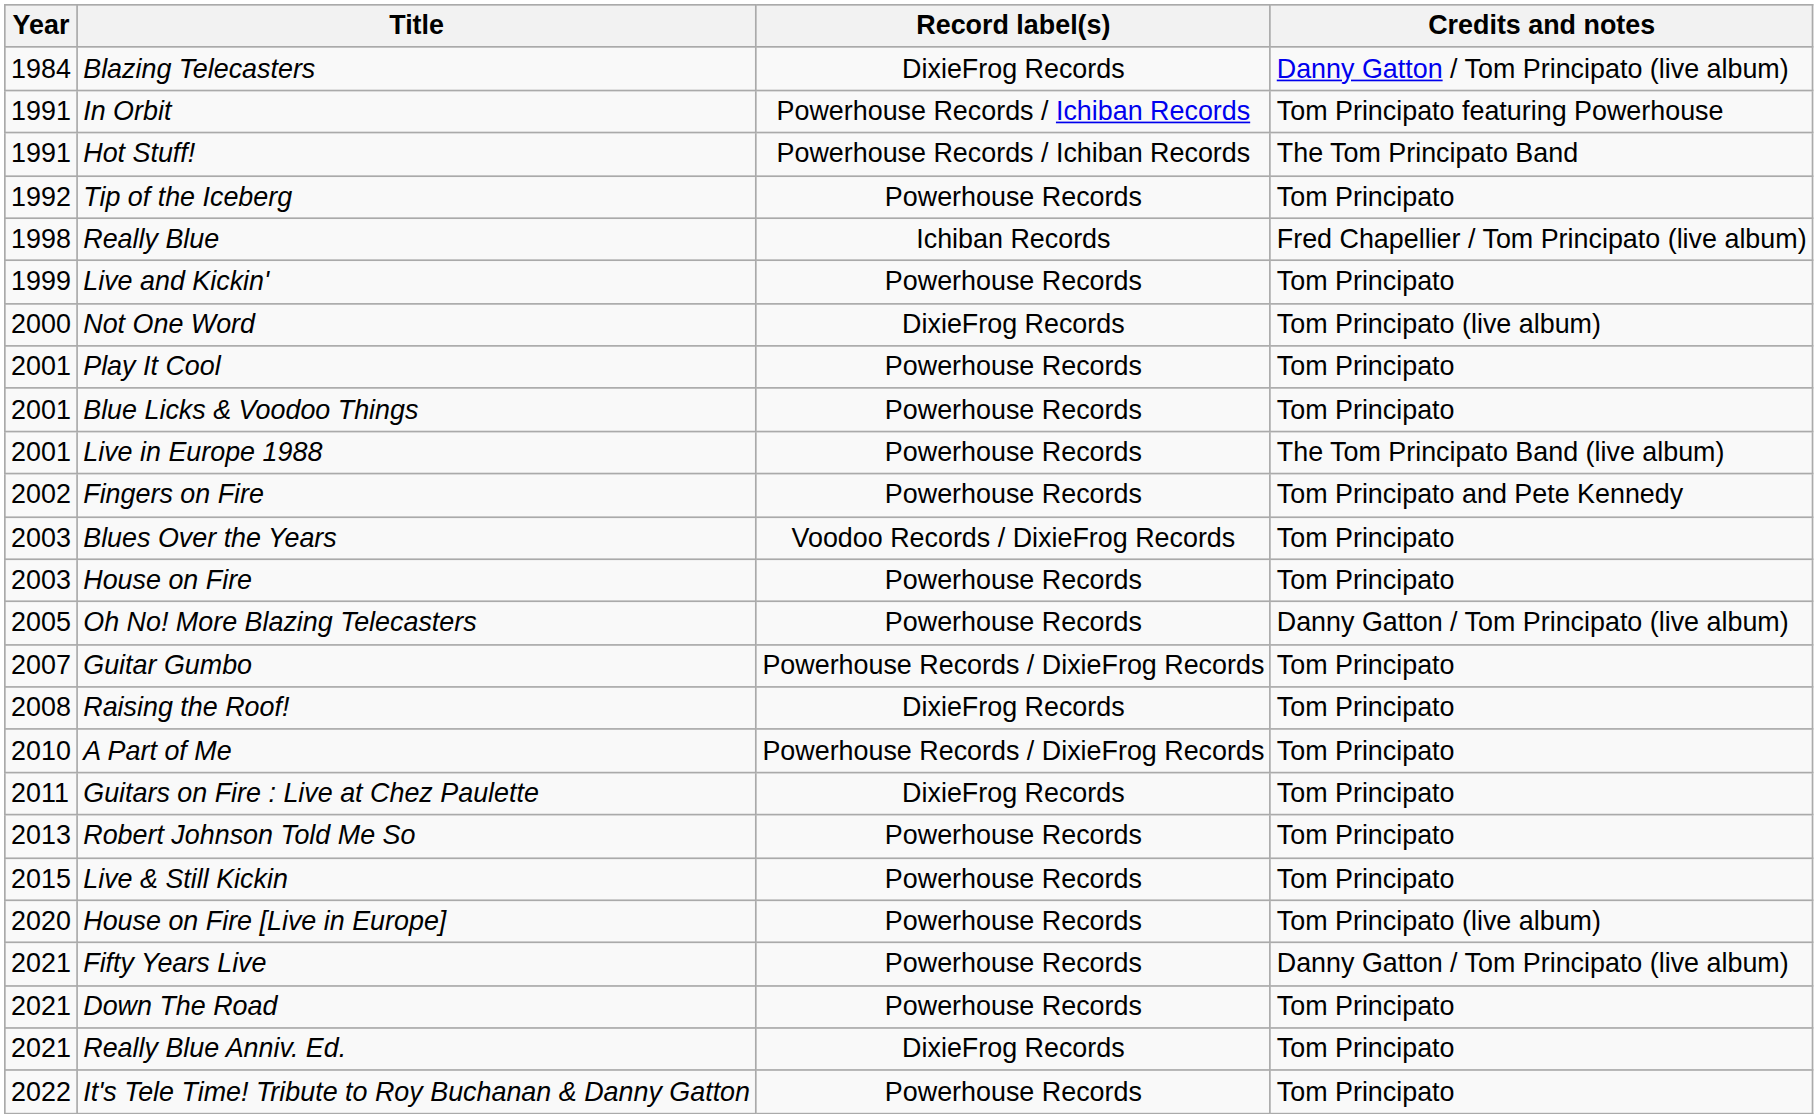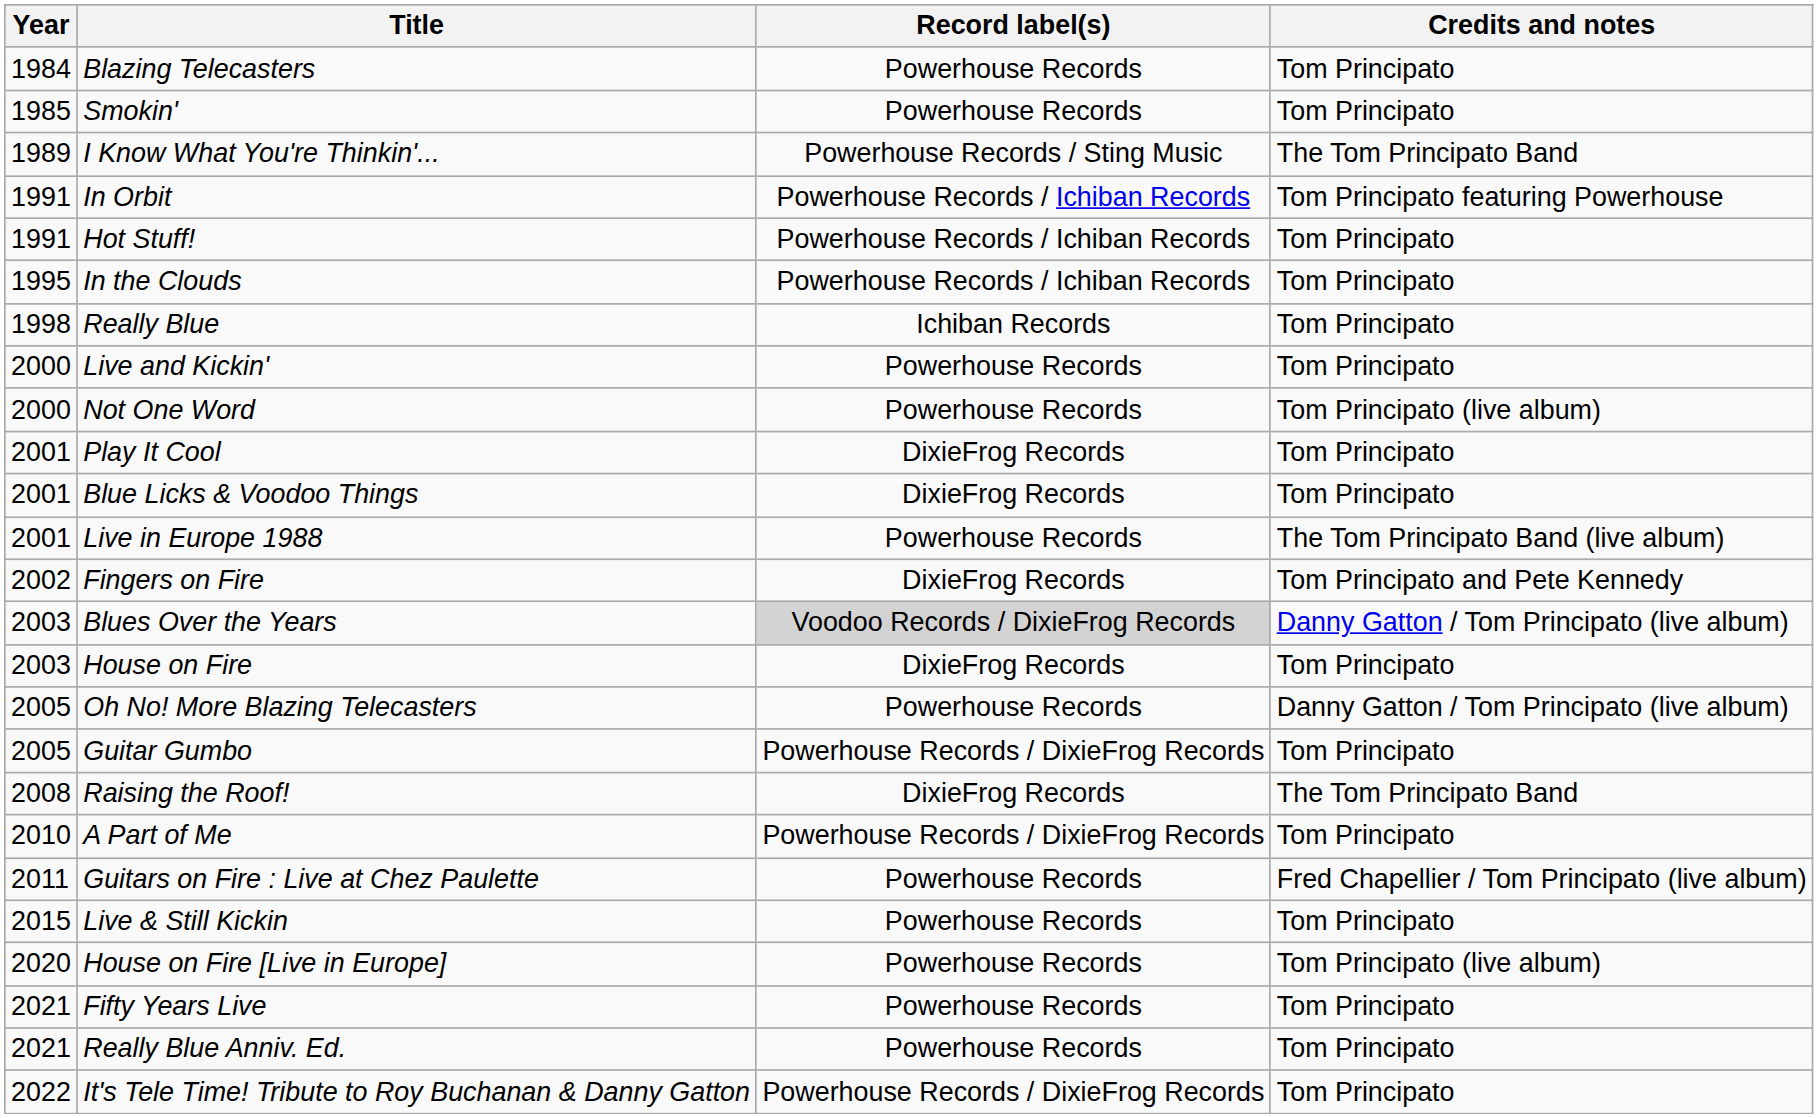(1013, 68) DixieFrog Records -> (1013, 68) Powerhouse Records
(1533, 68) Danny Gatton / Tom Principato (live album) -> (1366, 68) Tom Principato
+ row: (131, 111)
+ row: (261, 153)
(1427, 153) The Tom Principato Band -> (1366, 238) Tom Principato
- row: (188, 196)
+ row: (162, 281)
(1542, 238) Fred Chapellier / Tom Principato (live album) -> (1366, 324) Tom Principato
(41, 281) 1999 -> (41, 366) 2000
(1013, 324) DixieFrog Records -> (1013, 409) Powerhouse Records
(1013, 366) Powerhouse Records -> (1013, 452) DixieFrog Records
(1013, 409) Powerhouse Records -> (1013, 494) DixieFrog Records
(1013, 494) Powerhouse Records -> (1013, 580) DixieFrog Records
(1013, 537) no background -> (1013, 622) lightgrey background
(1366, 537) Tom Principato -> (1533, 622) Danny Gatton / Tom Principato (live album)
(1013, 580) Powerhouse Records -> (1013, 665) DixieFrog Records
(41, 665) 2007 -> (41, 750) 2005
(1366, 707) Tom Principato -> (1427, 793) The Tom Principato Band
(1013, 793) DixieFrog Records -> (1013, 878) Powerhouse Records
(1366, 793) Tom Principato -> (1542, 878) Fred Chapellier / Tom Principato (live album)
- row: (249, 835)
(1533, 963) Danny Gatton / Tom Principato (live album) -> (1366, 1006) Tom Principato
- row: (180, 1006)
(1013, 1048) DixieFrog Records -> (1013, 1048) Powerhouse Records
(1013, 1091) Powerhouse Records -> (1013, 1091) Powerhouse Records / DixieFrog Records
